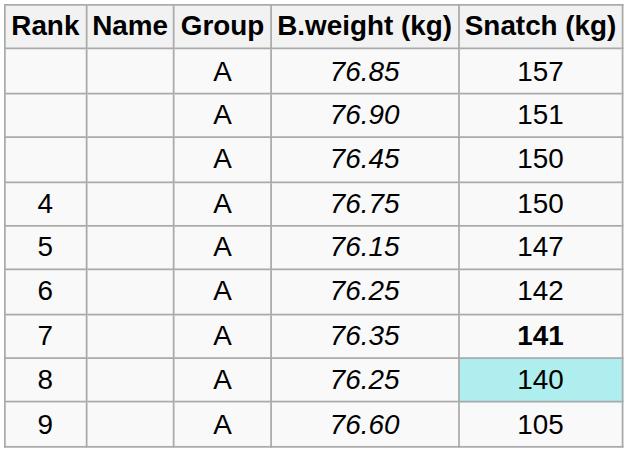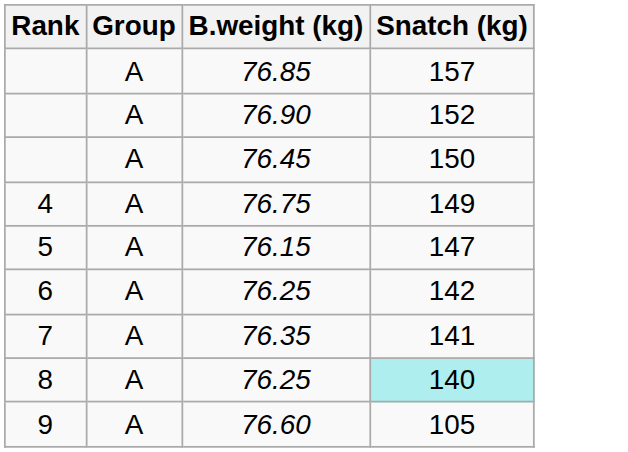- column: (130, 26)
(541, 114) 151 -> (452, 114) 152
(541, 203) 150 -> (452, 203) 149
(541, 335) bold -> (452, 335) normal
